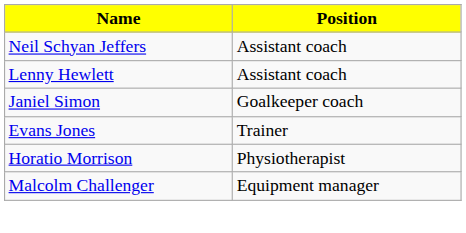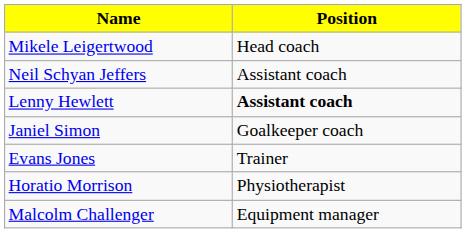+ row: (81, 46)
(292, 74) normal -> (295, 102) bold
